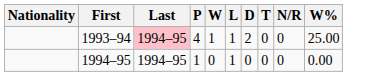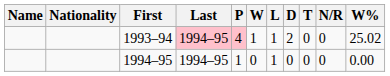+ column: (25, 15)
(197, 37) no background -> (238, 37) pink background
(324, 37) 25.00 -> (365, 37) 25.02
